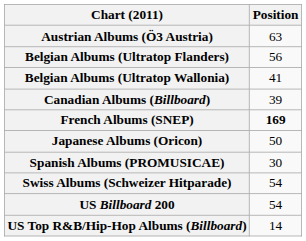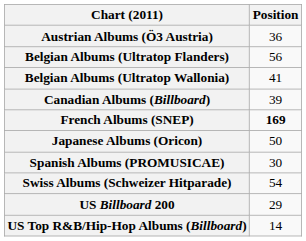(276, 36) 63 -> (276, 36) 36
(276, 204) 54 -> (276, 204) 29
